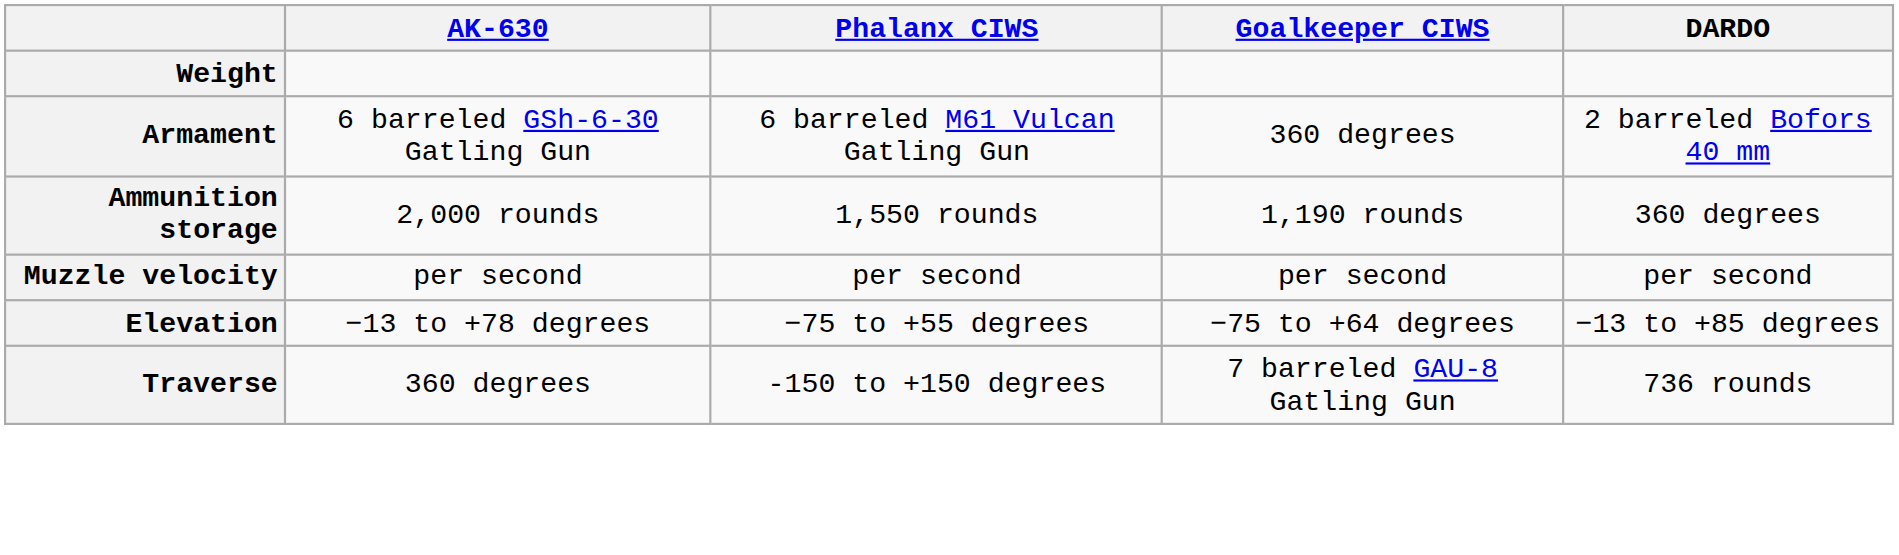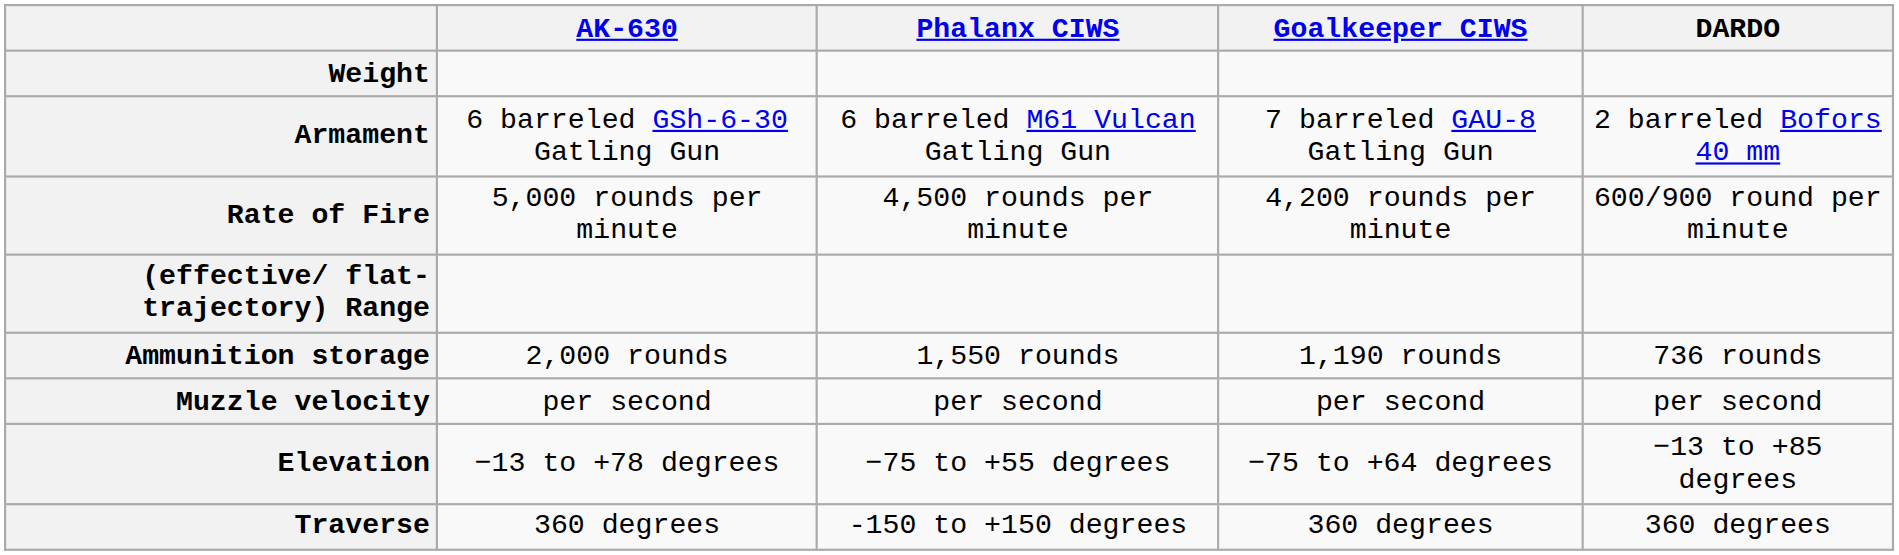(1363, 136) 360 degrees -> (1401, 136) 7 barreled GAU-8 Gatling Gun
+ row: (328, 215)
+ row: (286, 293)
(1728, 215) 360 degrees -> (1738, 356) 736 rounds
(1363, 385) 7 barreled GAU-8 Gatling Gun -> (1401, 526) 360 degrees
(1728, 385) 736 rounds -> (1738, 526) 360 degrees
